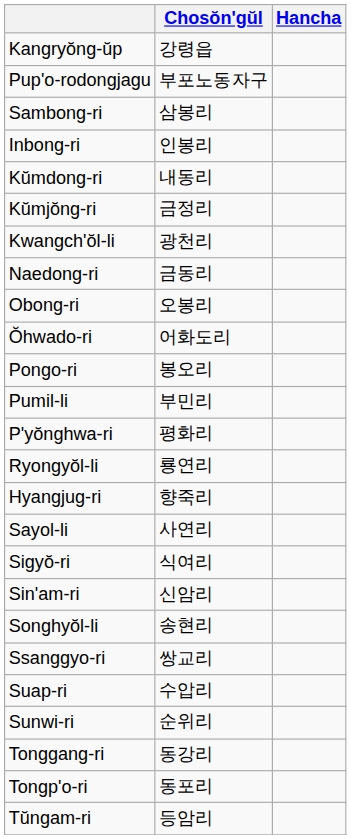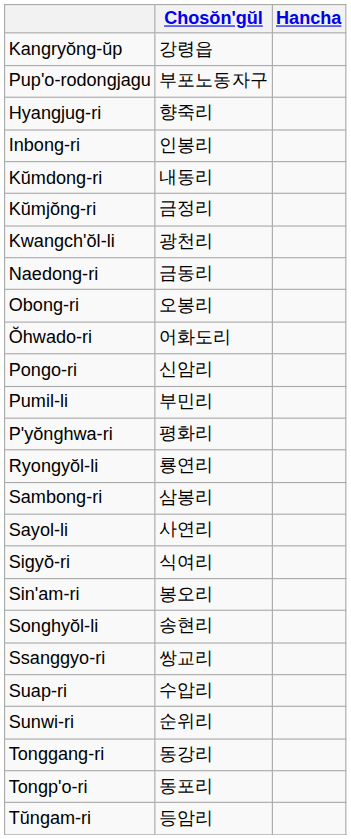rows swapped: (55, 498) <-> (55, 113)
(186, 369) 봉오리 -> (186, 369) 신암리
(186, 593) 신암리 -> (186, 593) 봉오리
